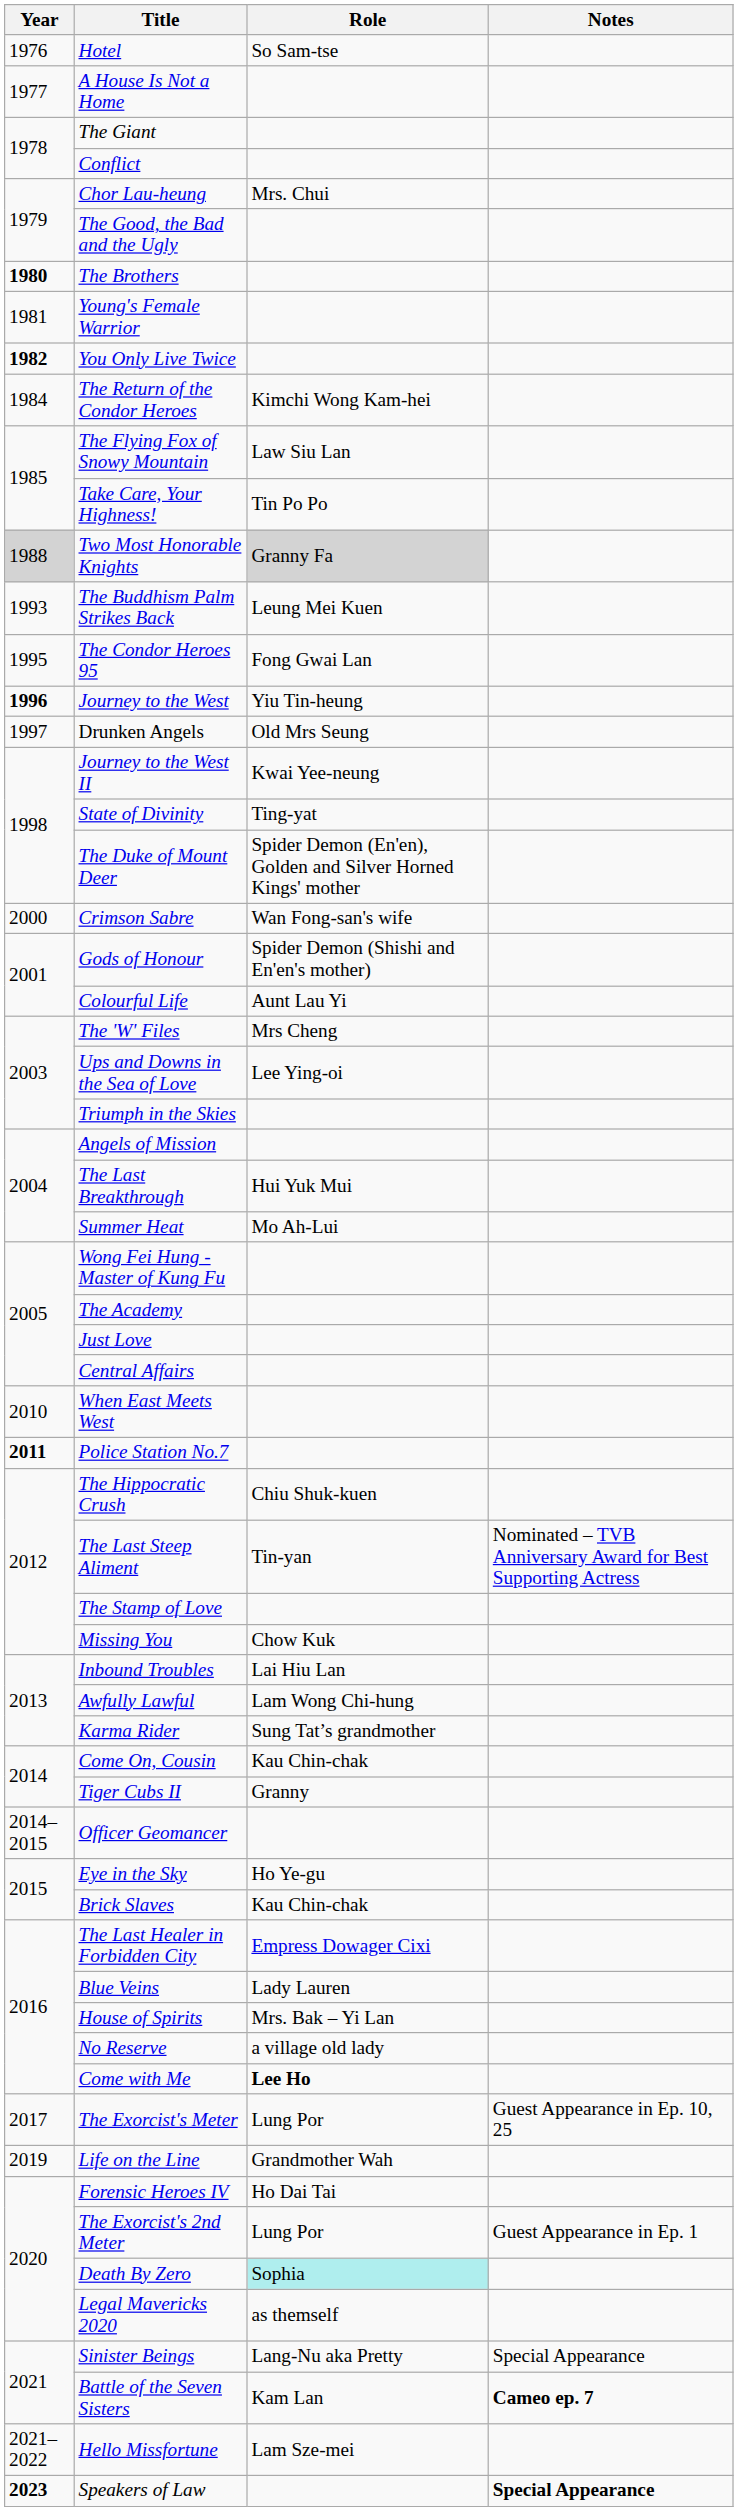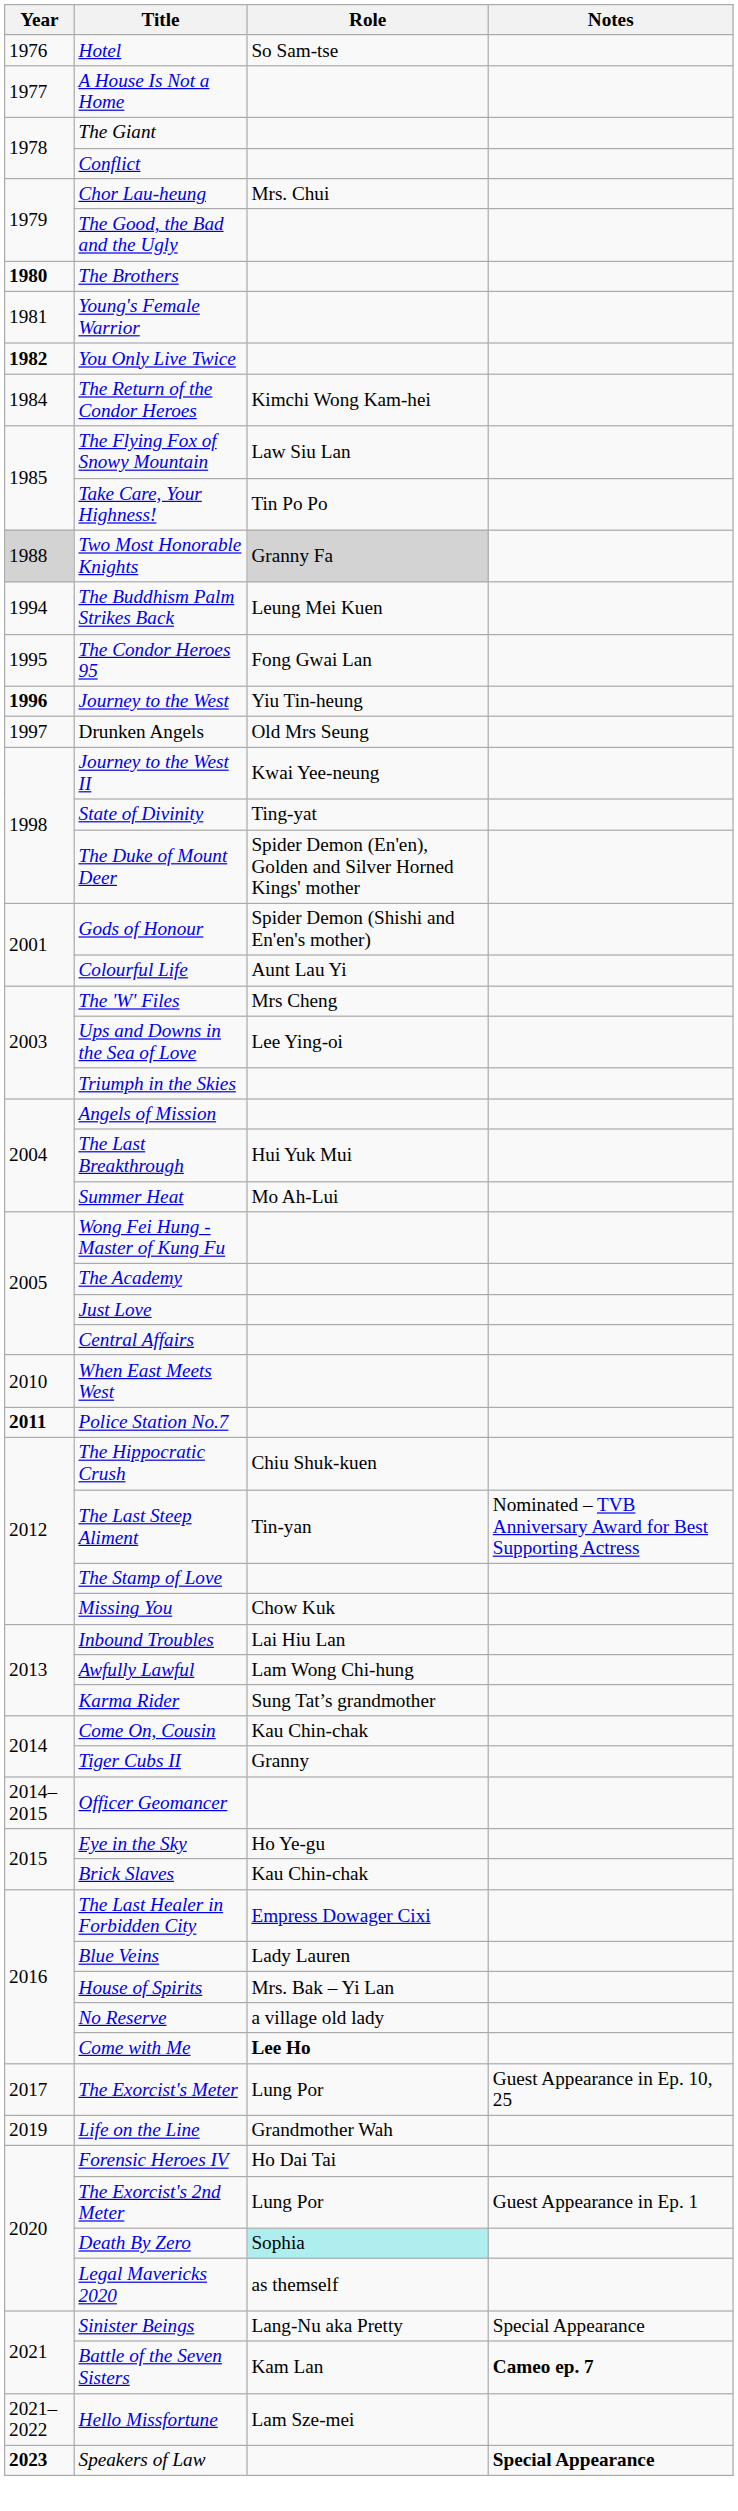(28, 608) 1993 -> (28, 608) 1994
- row: (136, 918)
